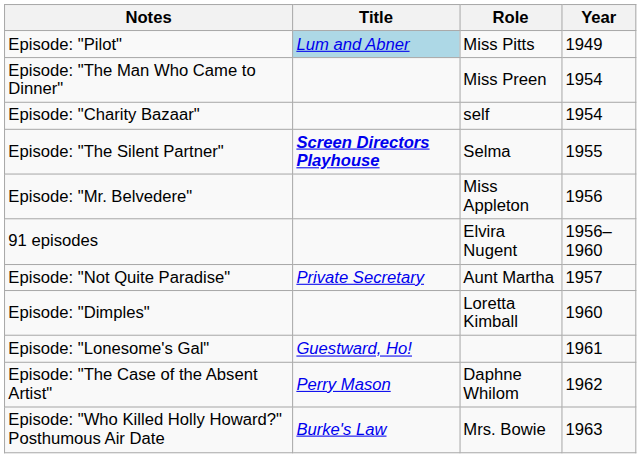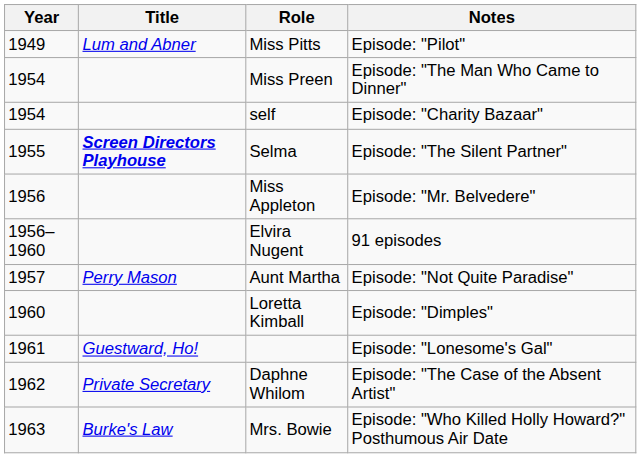columns swapped: (599, 17) <-> (149, 17)
(353, 44) lightblue background -> (139, 44) no background
(360, 277) Private Secretary -> (130, 277) Perry Mason
(344, 384) Perry Mason -> (146, 384) Private Secretary
